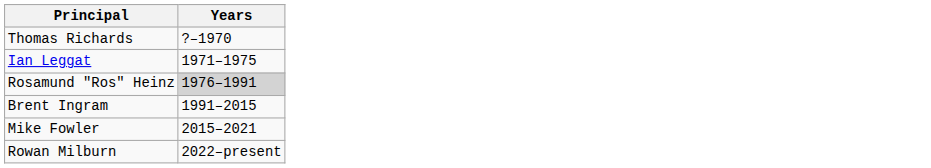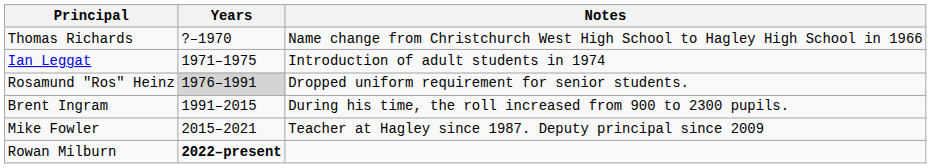+ column: (605, 16)
(232, 152) normal -> (232, 152) bold
